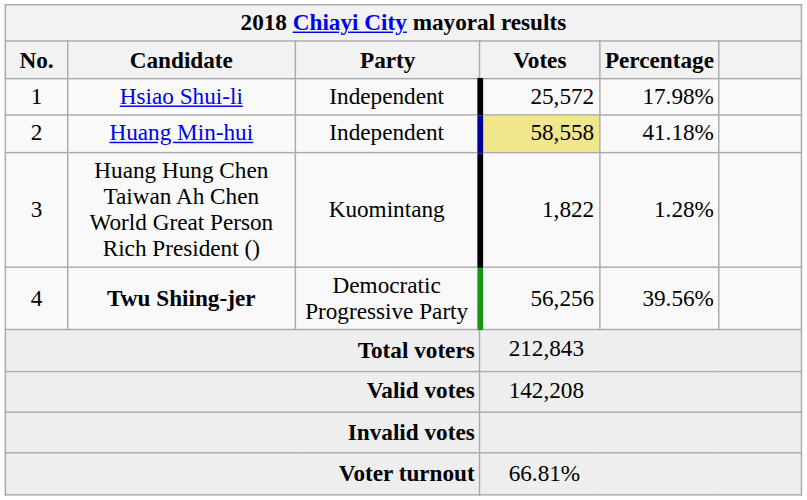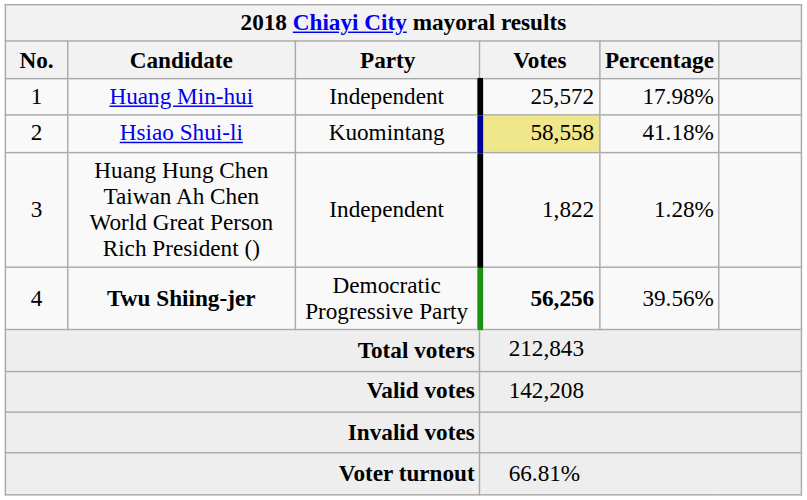(181, 96) Hsiao Shui-li -> (181, 96) Huang Min-hui
(181, 133) Huang Min-hui -> (181, 133) Hsiao Shui-li
(387, 133) Independent -> (387, 133) Kuomintang
(387, 209) Kuomintang -> (387, 209) Independent
(562, 298) normal -> (562, 298) bold
